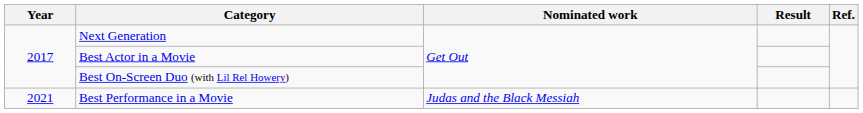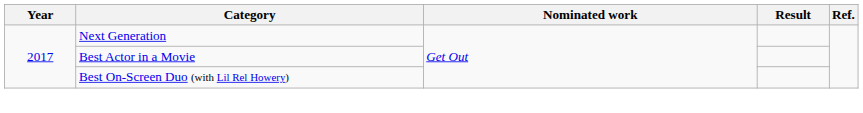- row: (156, 98)
